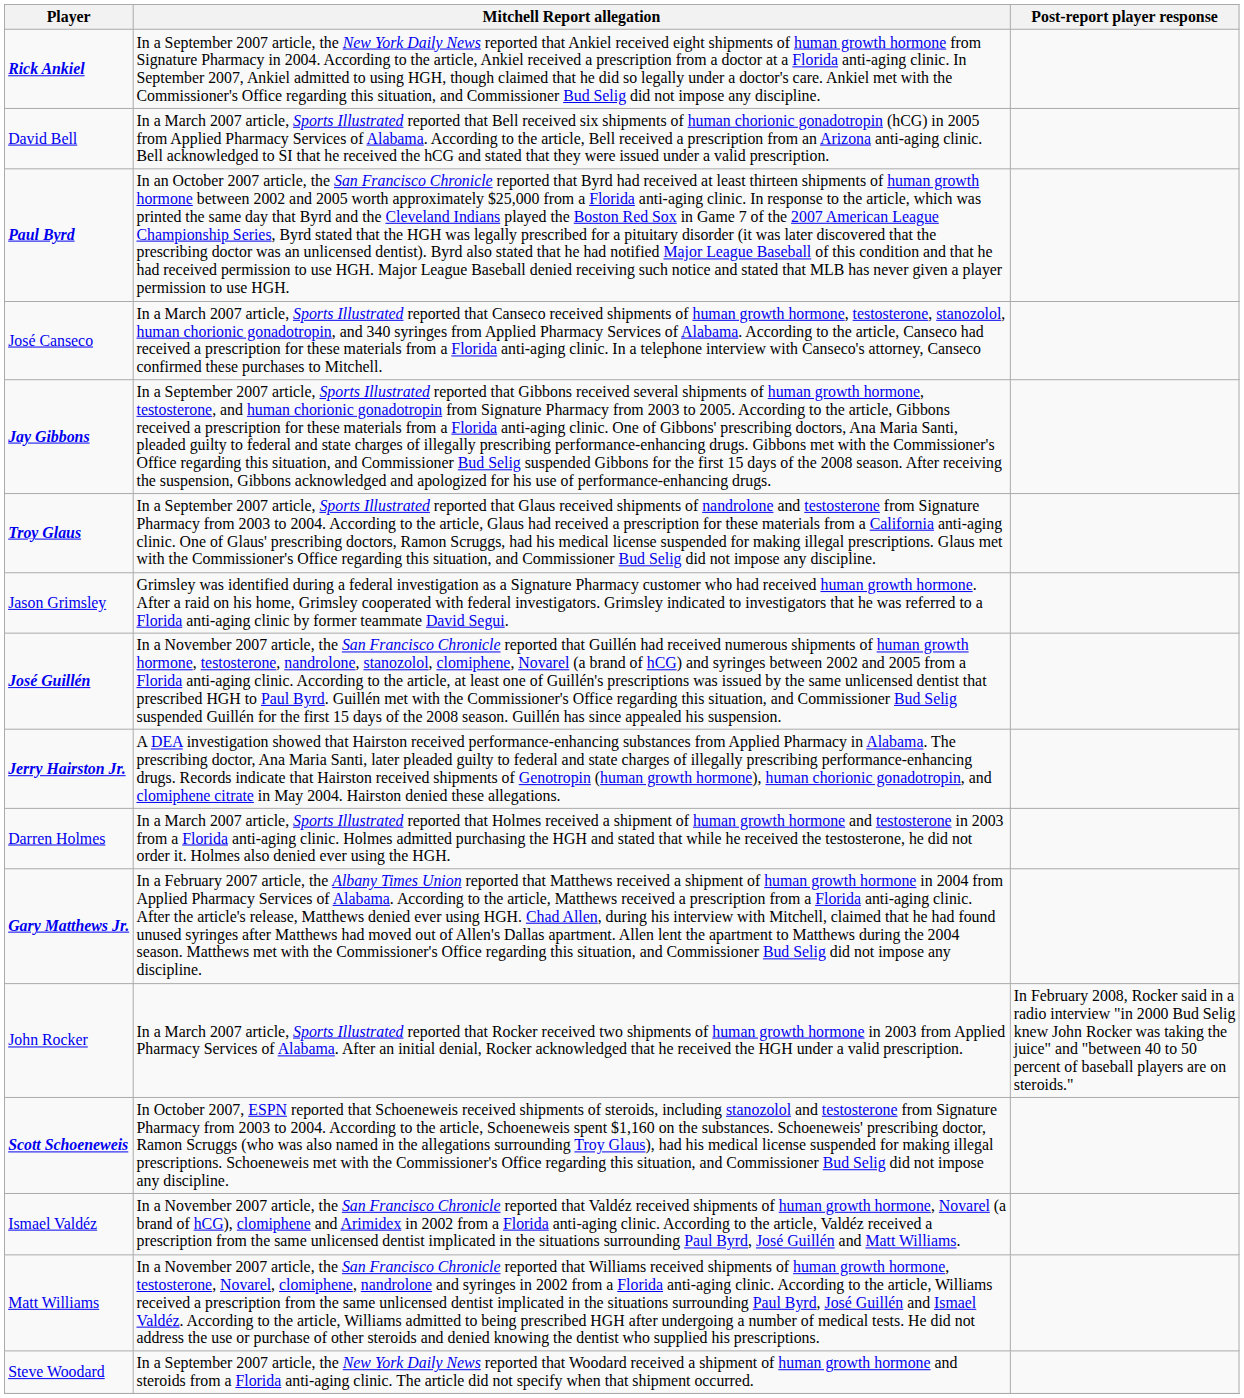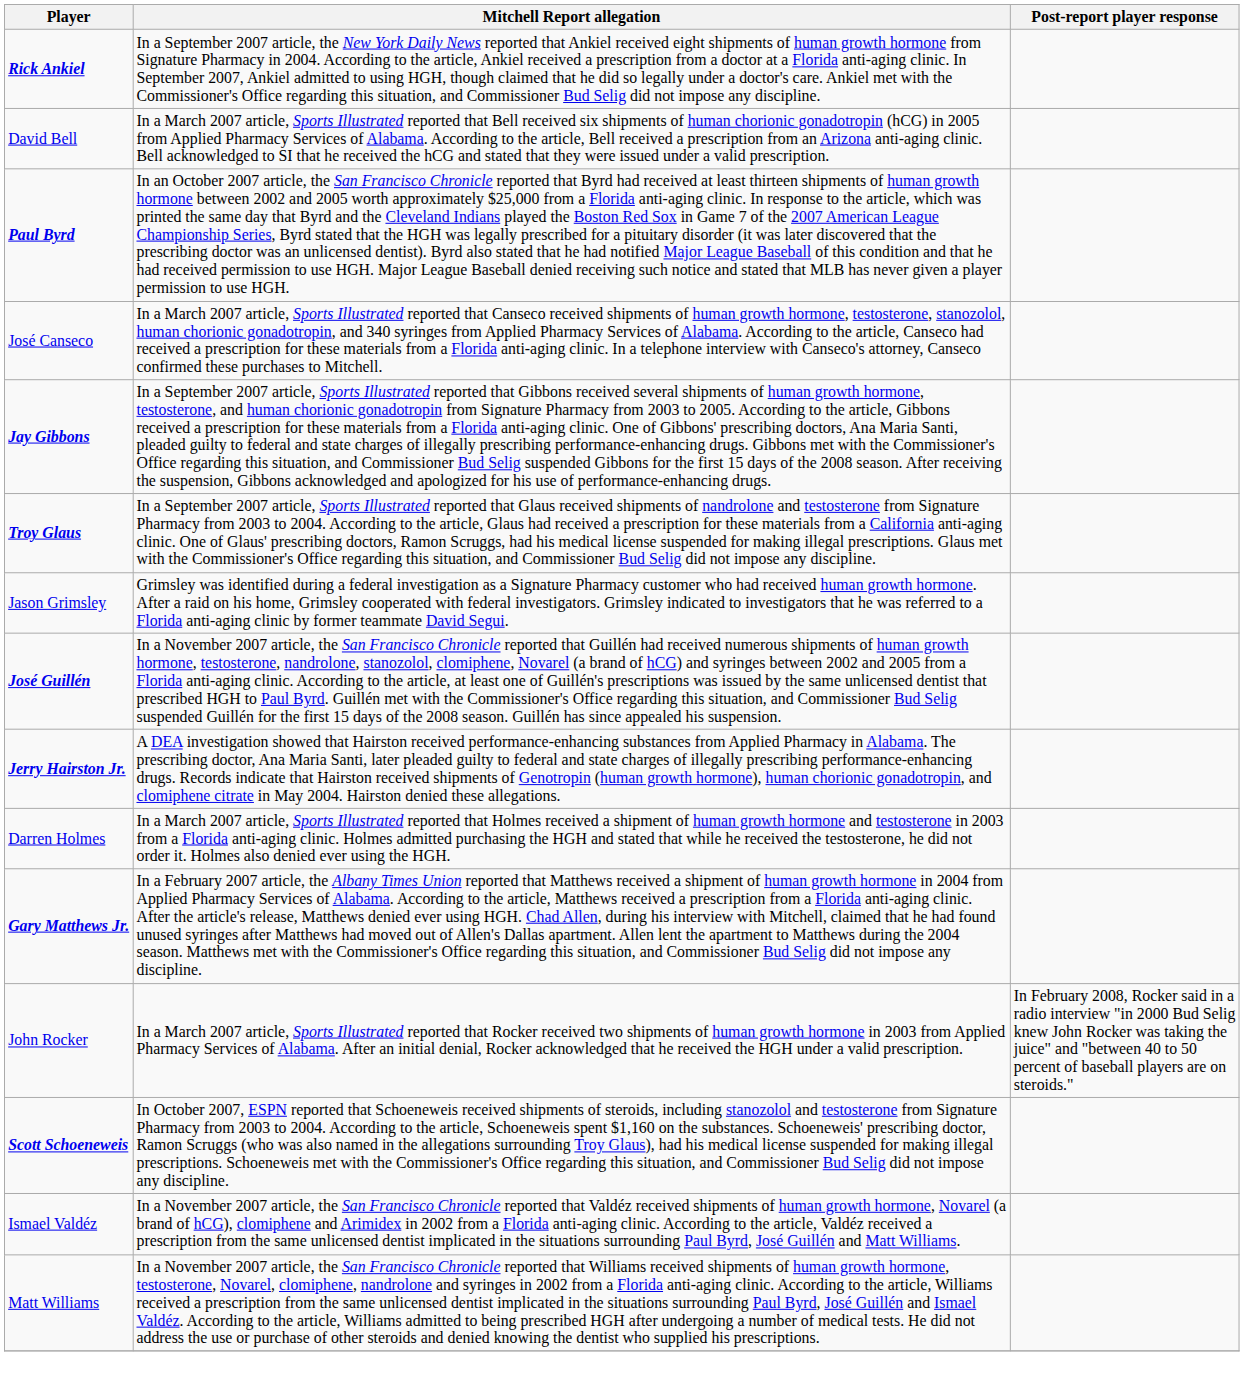- row: (56, 1372)
